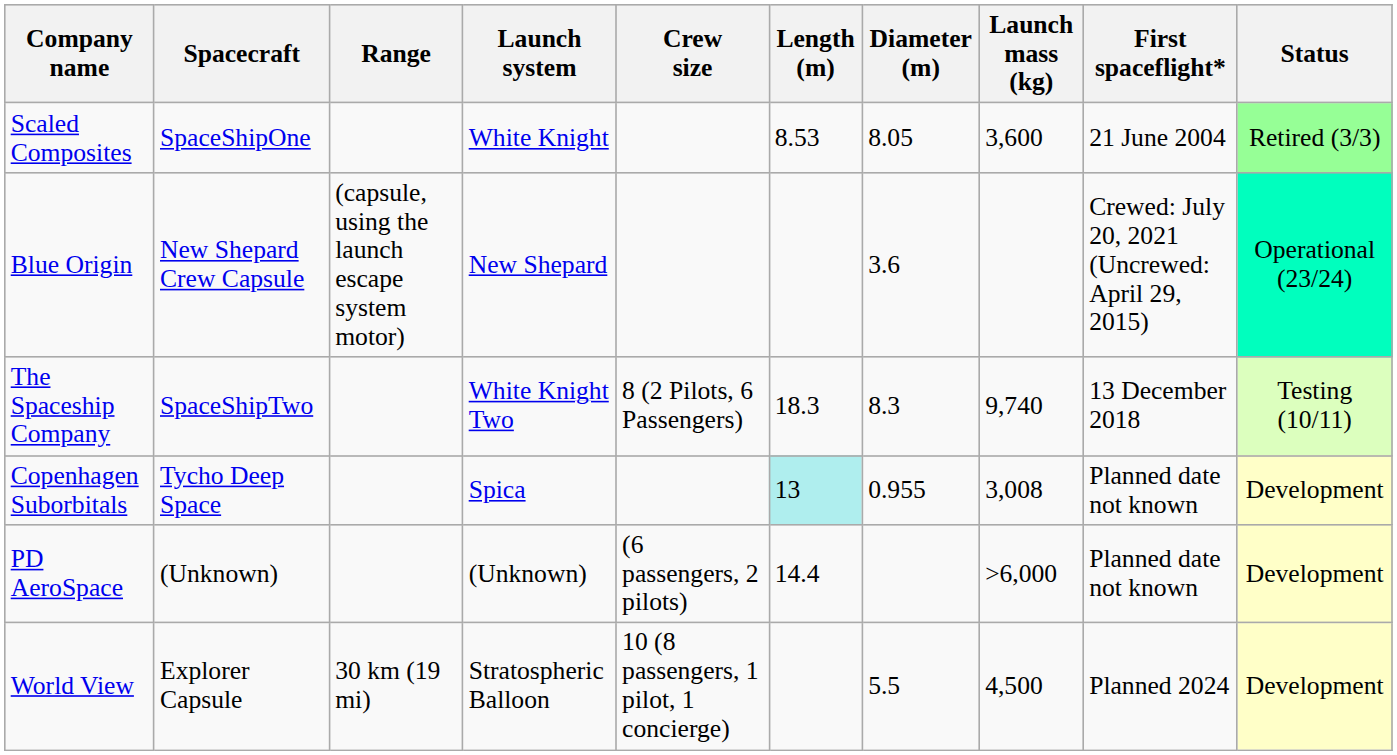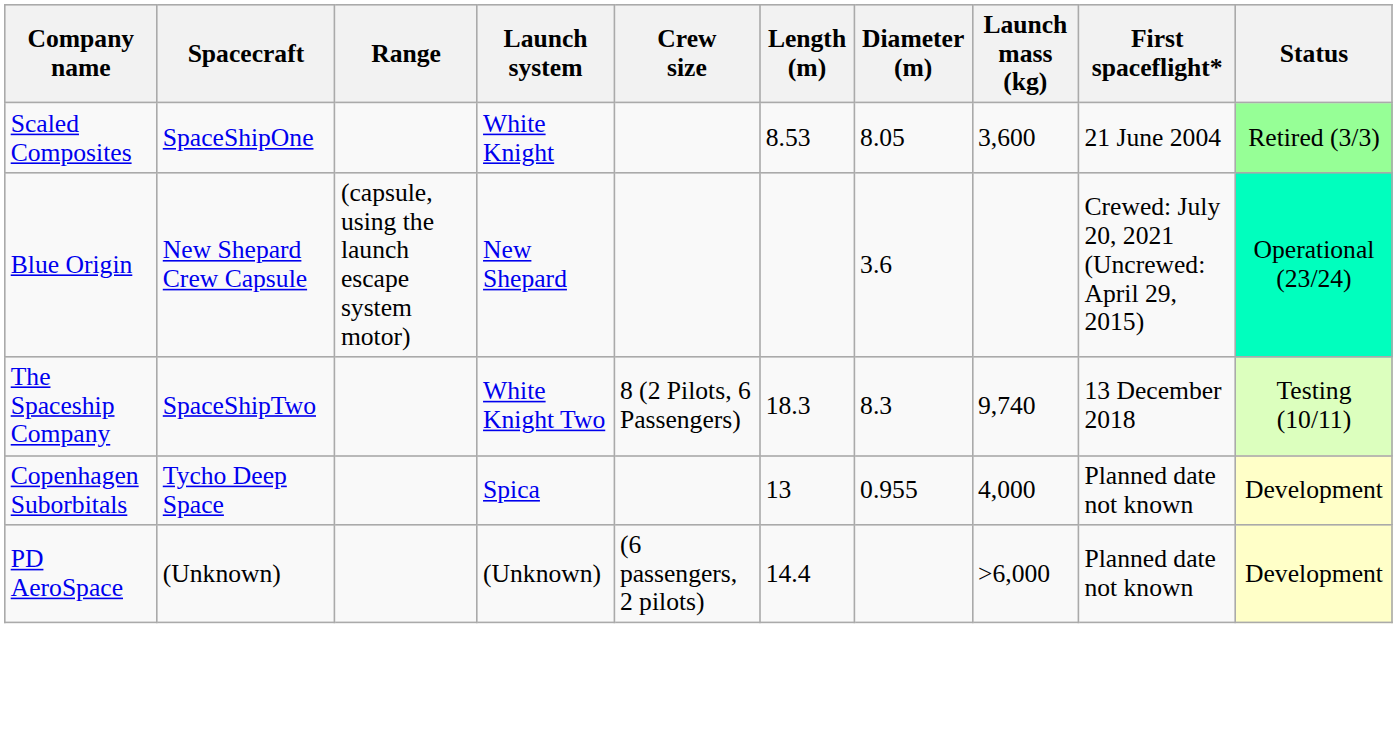(788, 489) paleturquoise background -> (779, 489) no background
(1014, 489) 3,008 -> (1007, 489) 4,000
- row: (72, 686)
